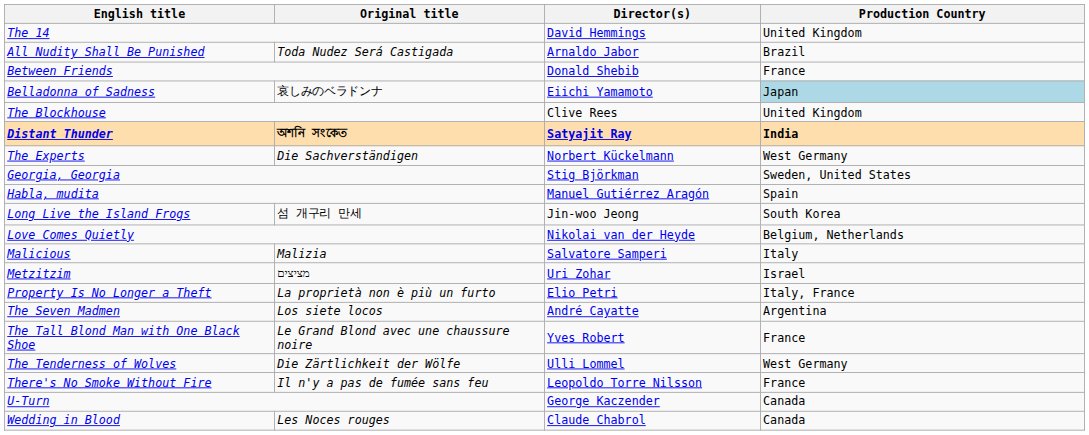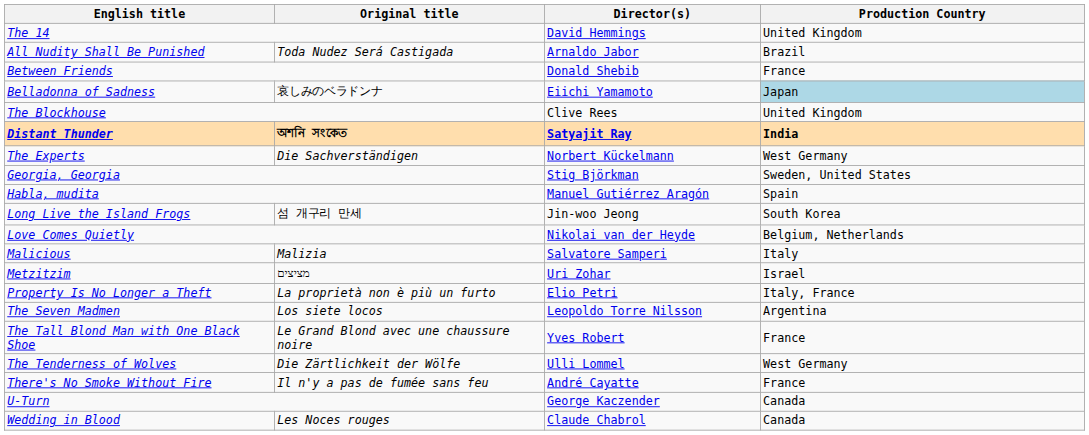(593, 312) André Cayatte -> (625, 312) Leopoldo Torre Nilsson
(625, 382) Leopoldo Torre Nilsson -> (593, 382) André Cayatte
